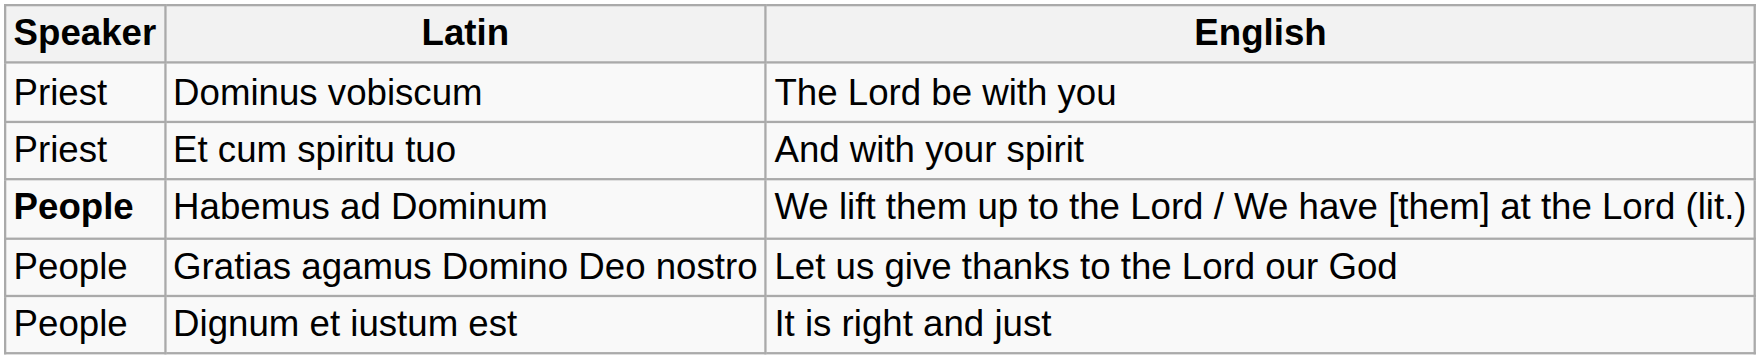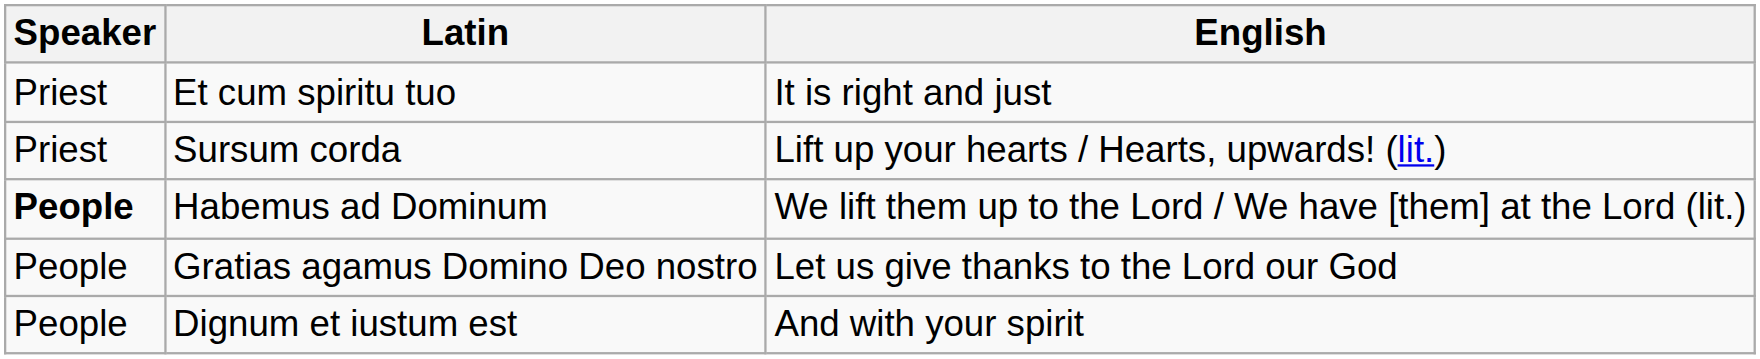- row: (328, 91)
(929, 149) And with your spirit -> (913, 91) It is right and just
+ row: (287, 149)
(913, 324) It is right and just -> (929, 324) And with your spirit
